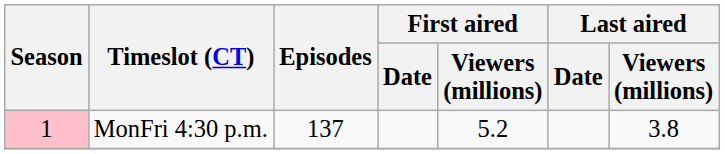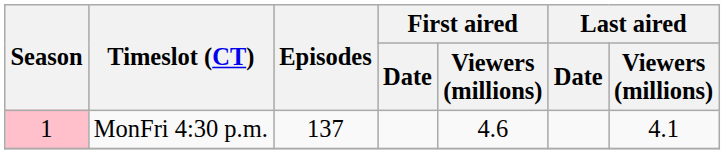(493, 129) 5.2 -> (493, 129) 4.6
(664, 129) 3.8 -> (664, 129) 4.1
